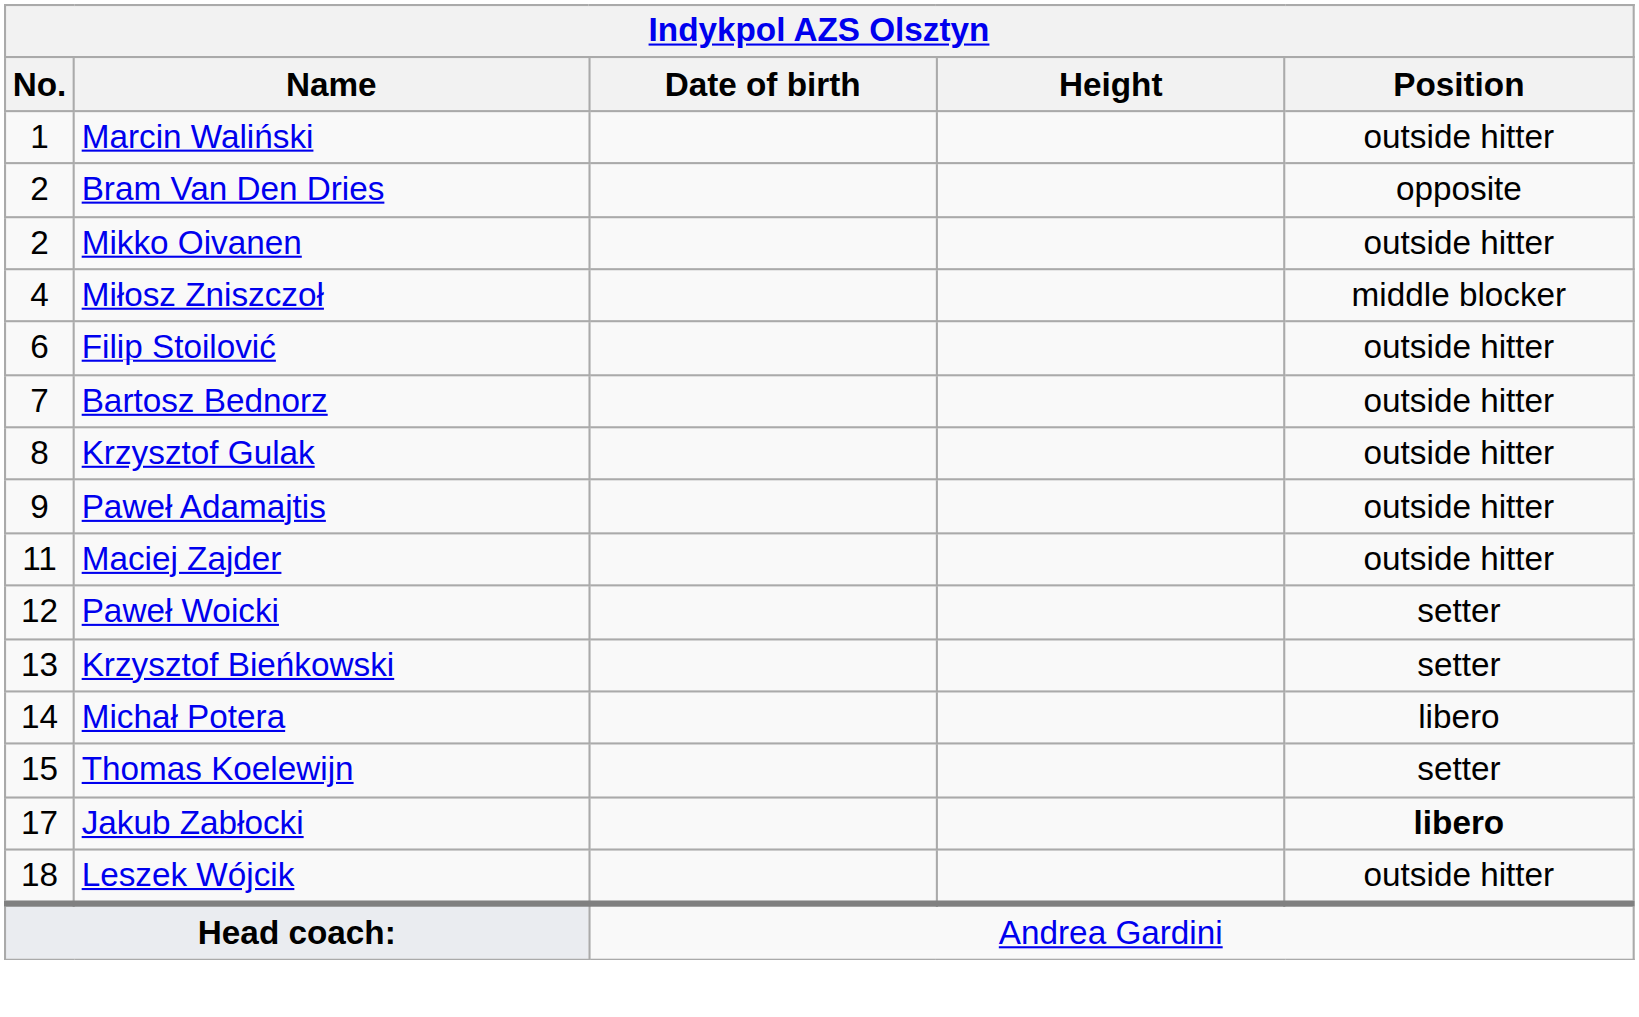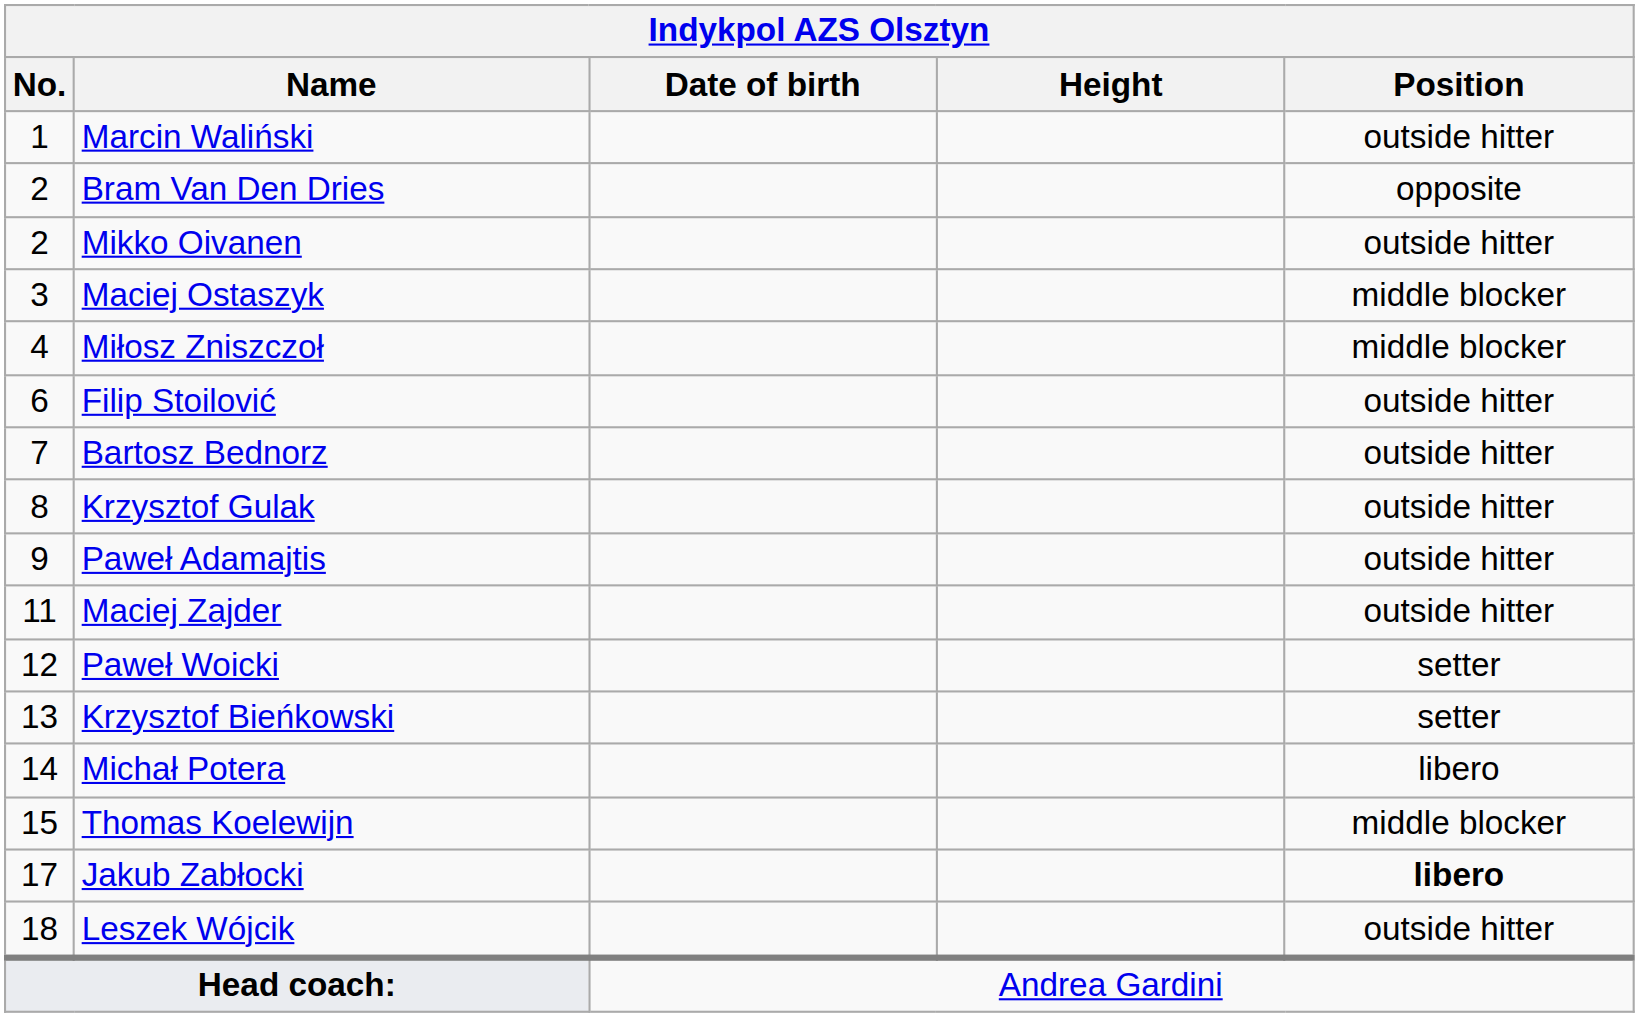+ row: (203, 294)
(1459, 769) setter -> (1459, 822) middle blocker
